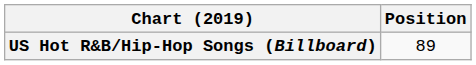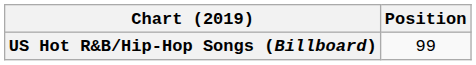(426, 46) 89 -> (426, 46) 99
